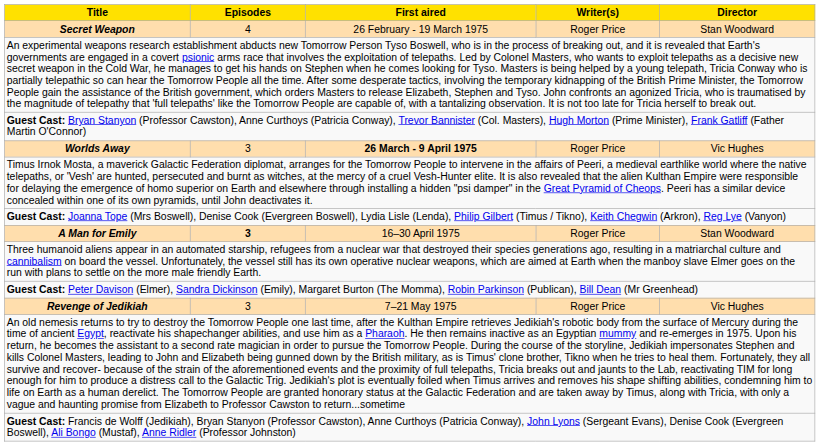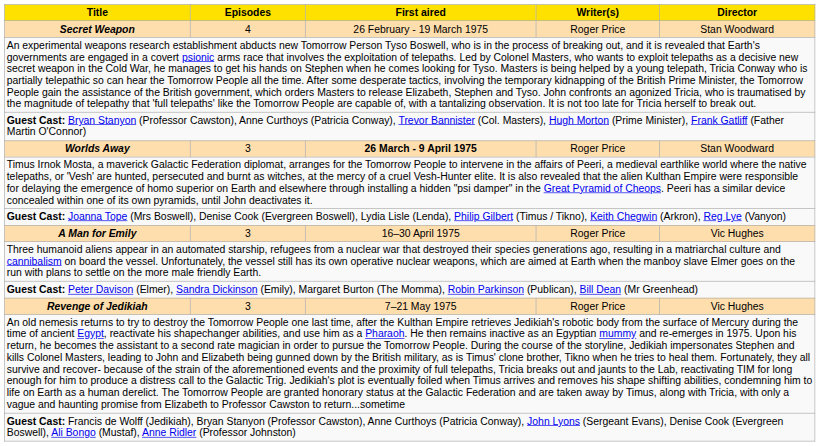(737, 148) Vic Hughes -> (737, 148) Stan Woodward
(248, 233) bold -> (248, 233) normal
(737, 233) Stan Woodward -> (737, 233) Vic Hughes
